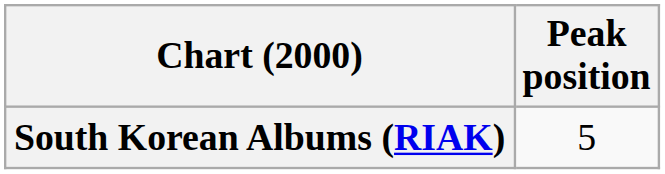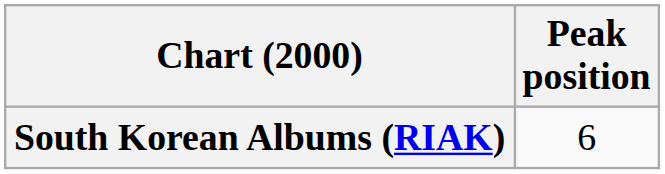(587, 136) 5 -> (587, 136) 6
